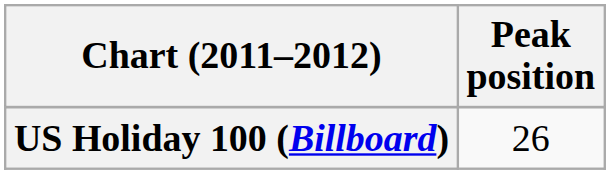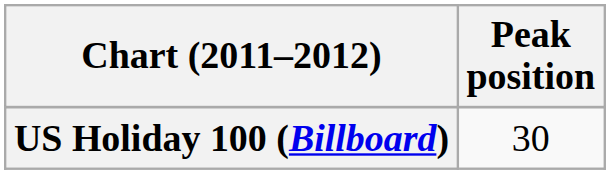(531, 137) 26 -> (531, 137) 30
